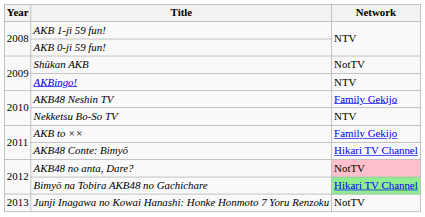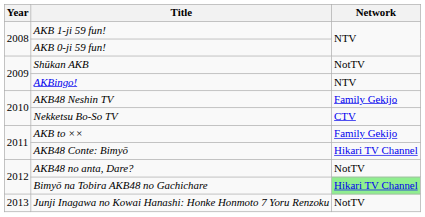(345, 116) NTV -> (345, 116) CTV
(350, 168) pink background -> (350, 168) no background
